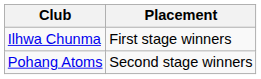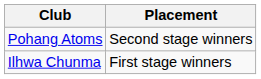rows swapped: (54, 39) <-> (55, 62)
